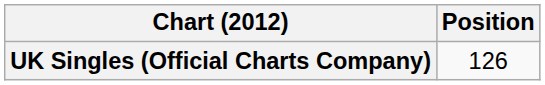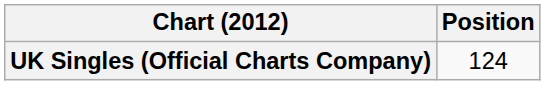(488, 60) 126 -> (488, 60) 124
